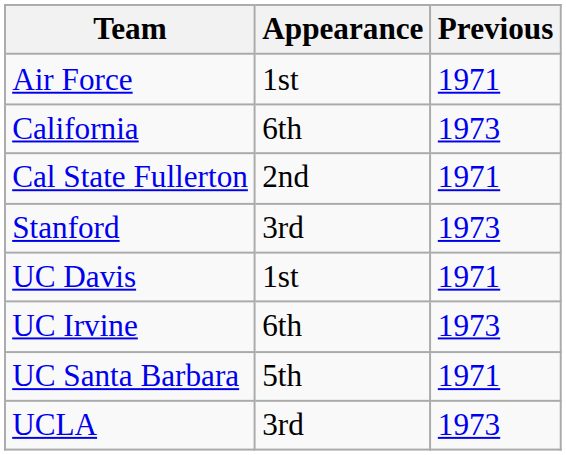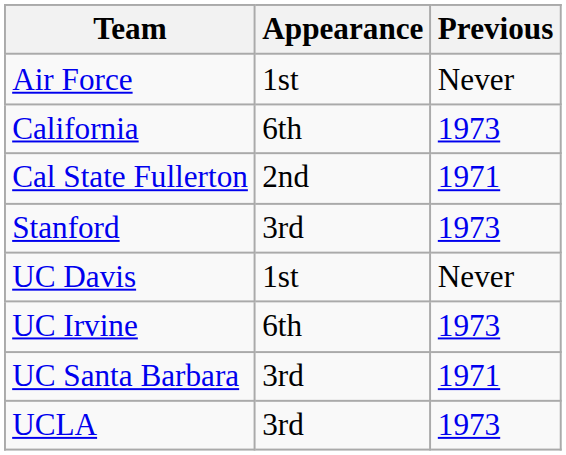(469, 78) 1971 -> (476, 78) Never
(469, 276) 1971 -> (476, 276) Never
(282, 375) 5th -> (283, 375) 3rd
